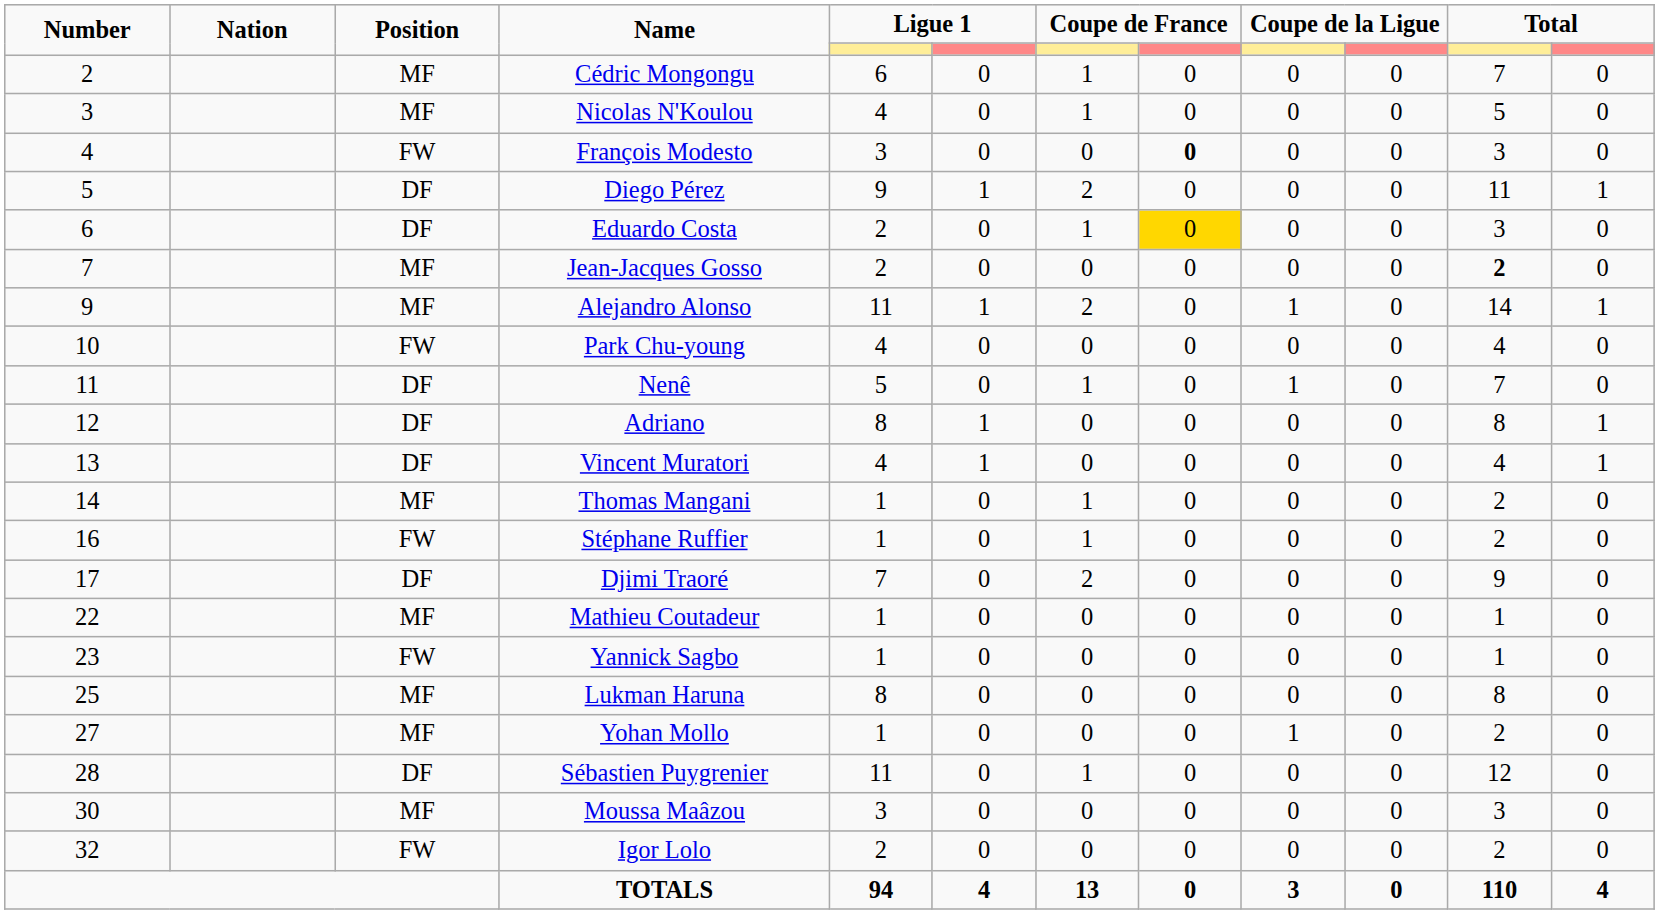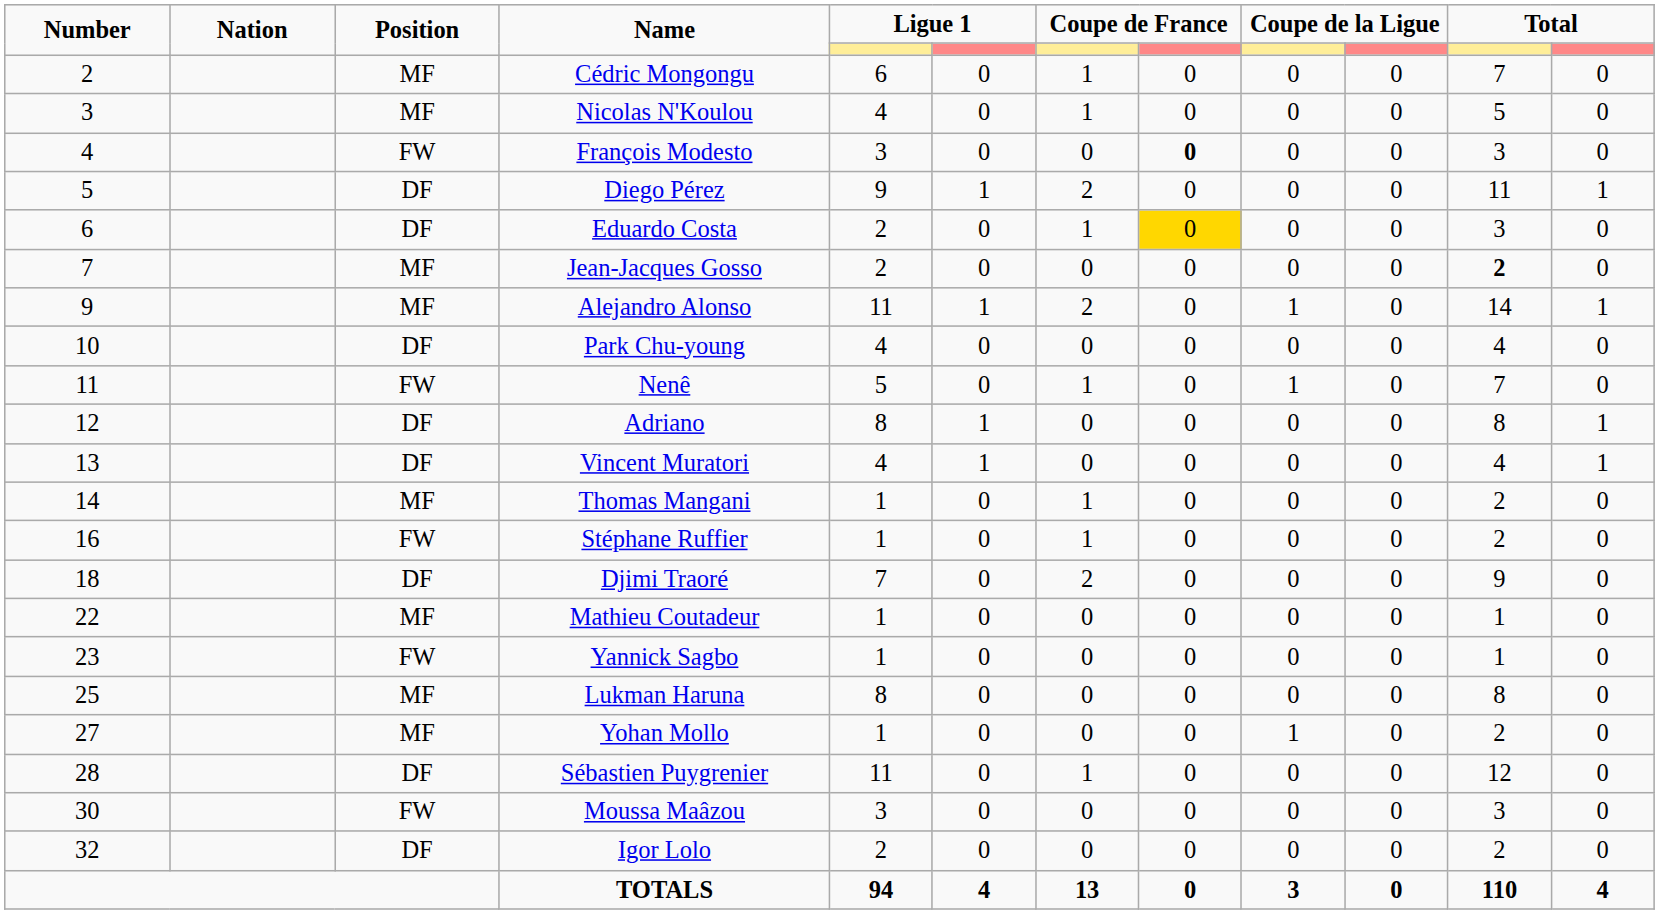(417, 345) FW -> (417, 345) DF
(417, 384) DF -> (417, 384) FW
(87, 578) 17 -> (87, 578) 18
(417, 811) MF -> (417, 811) FW
(417, 850) FW -> (417, 850) DF
